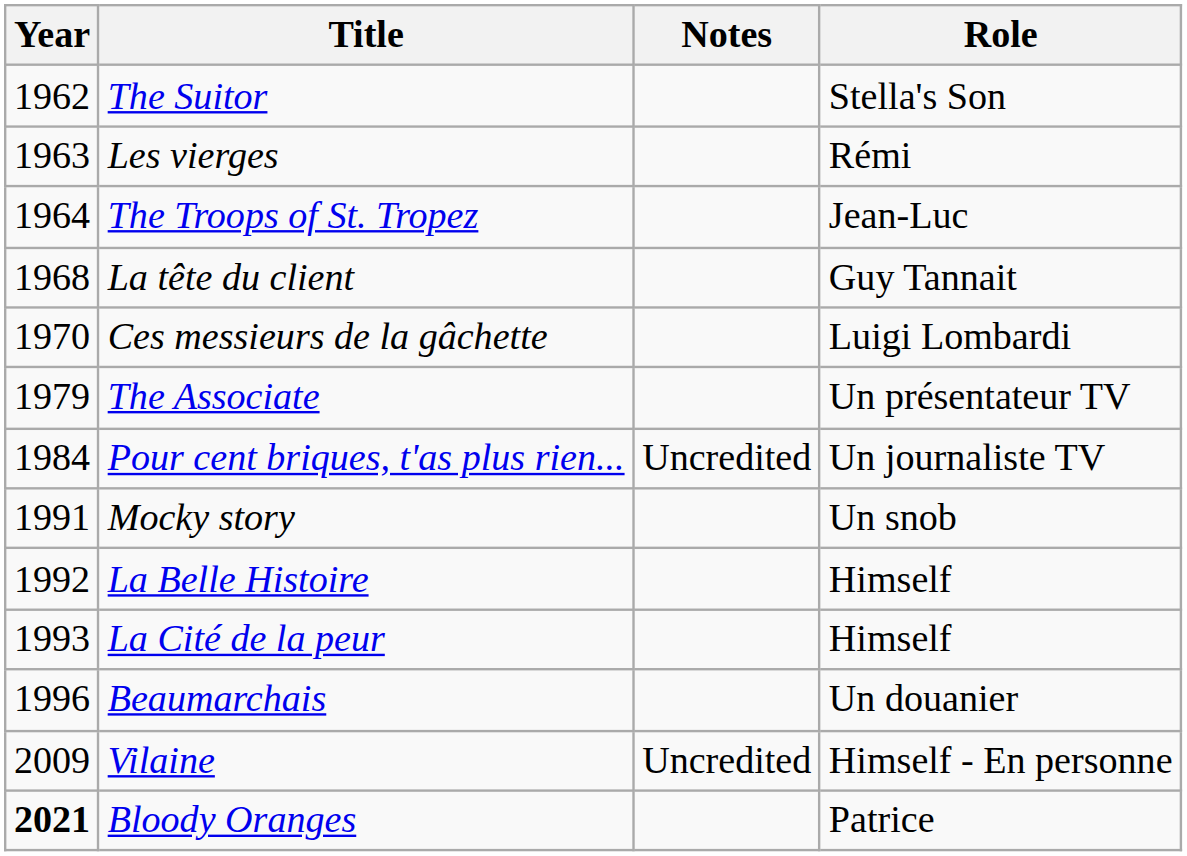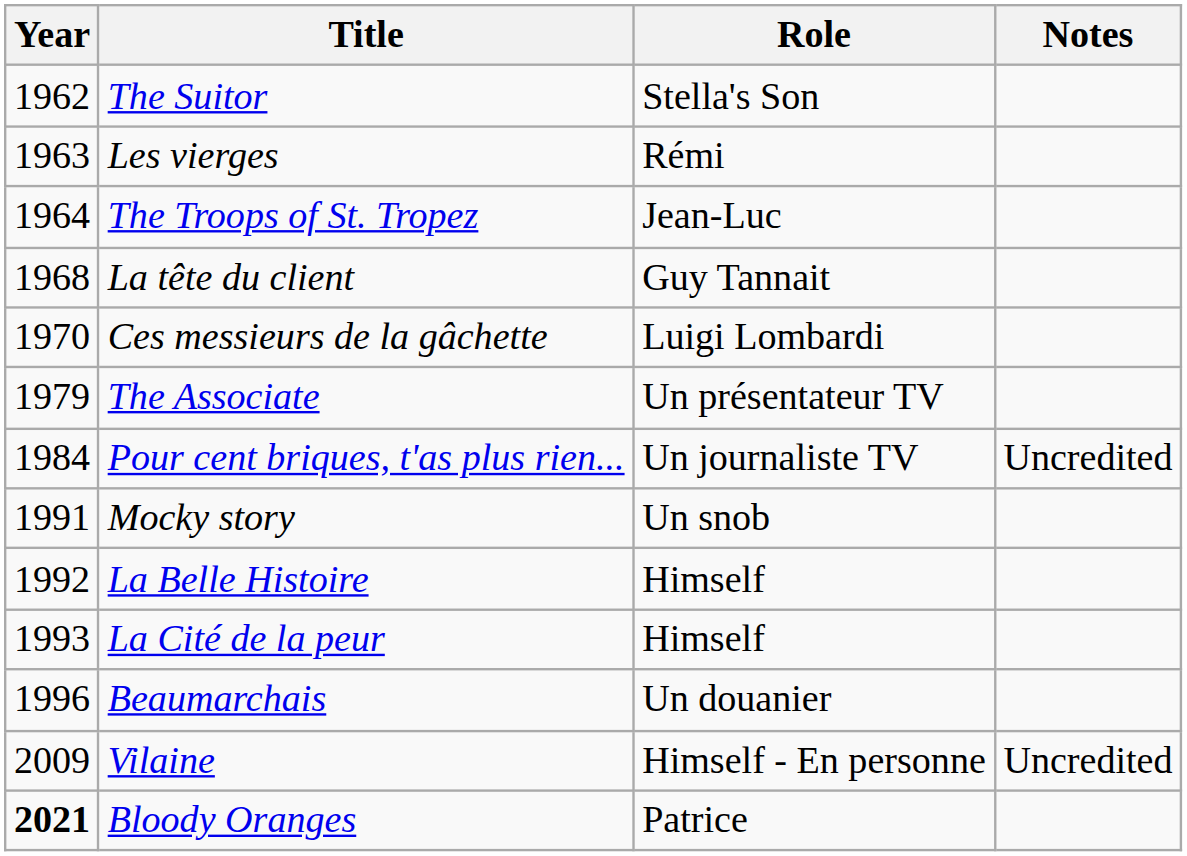columns swapped: (1001, 34) <-> (727, 34)
